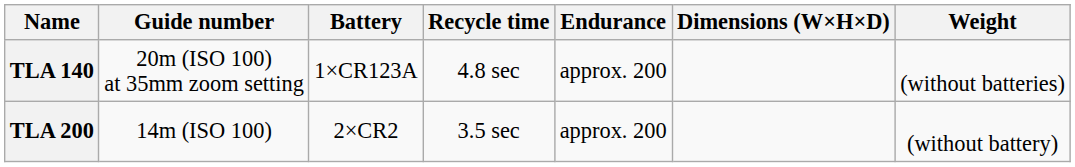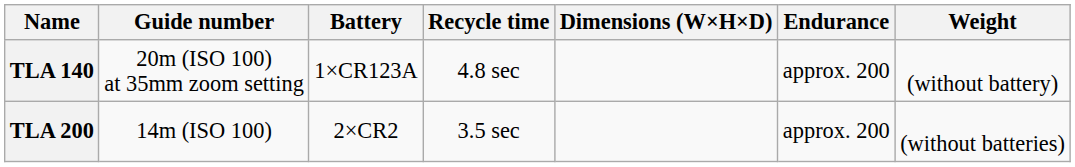columns swapped: (613, 22) <-> (783, 22)
(983, 82) (without batteries) -> (983, 82) (without battery)
(983, 143) (without battery) -> (983, 143) (without batteries)
